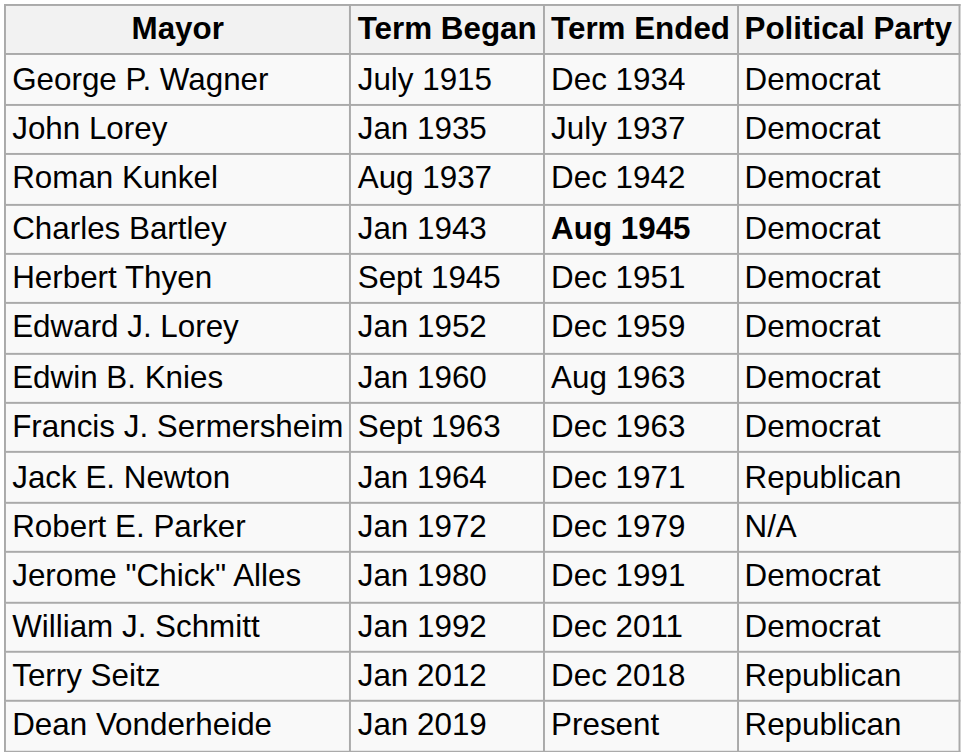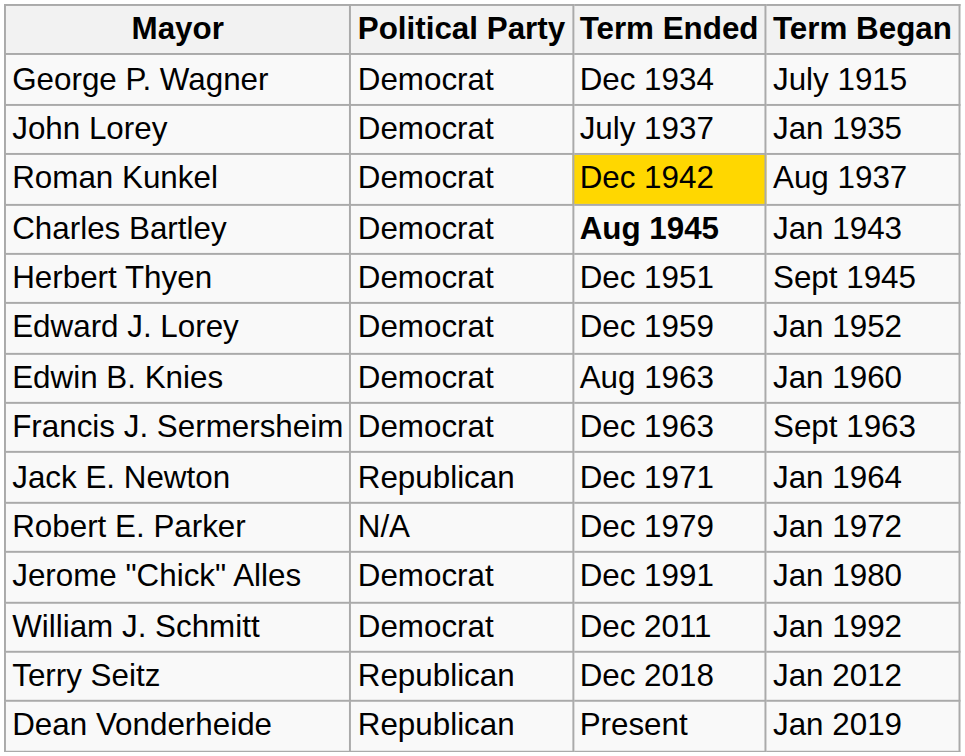columns swapped: (447, 29) <-> (848, 29)
(618, 178) no background -> (647, 178) gold background
